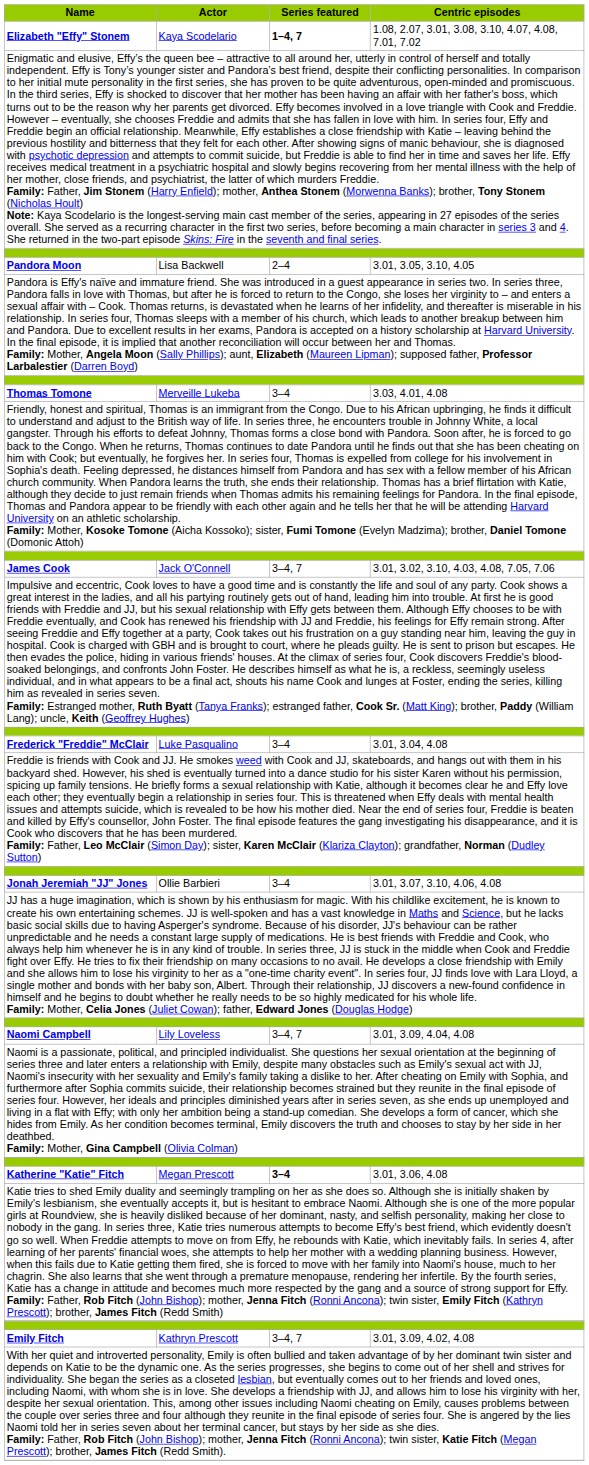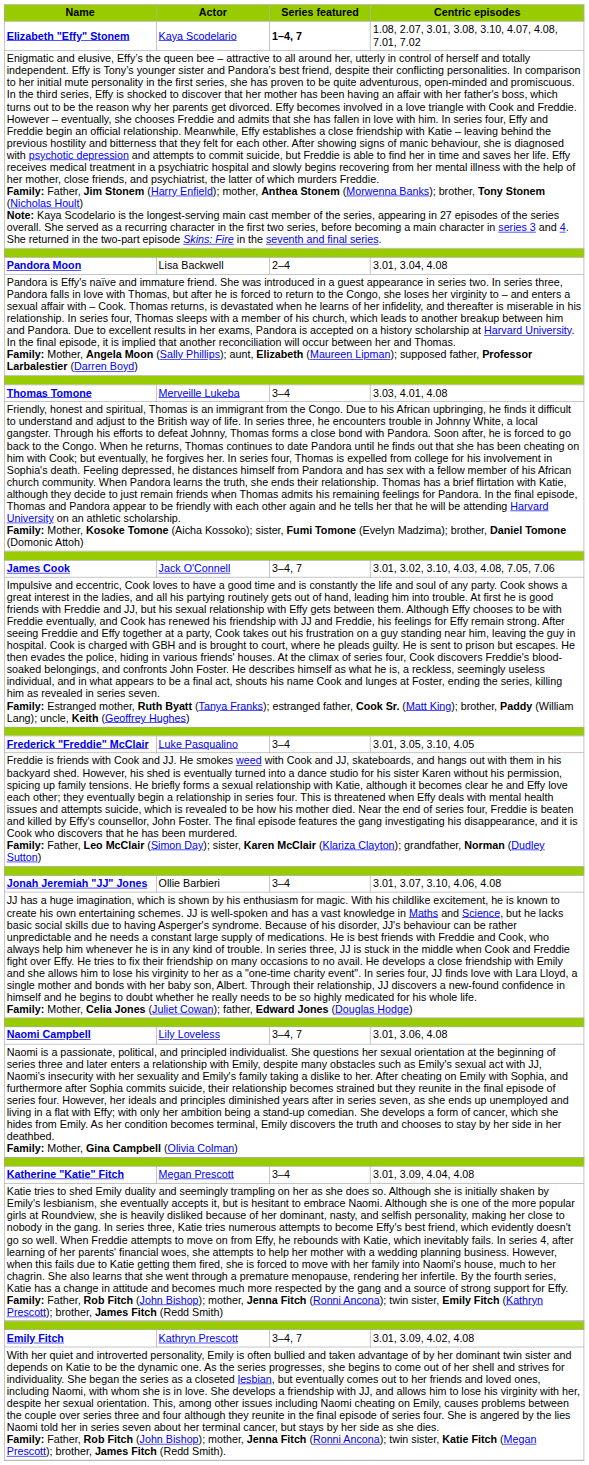(424, 265) 3.01, 3.05, 3.10, 4.05 -> (410, 265) 3.01, 3.04, 4.08
(410, 744) 3.01, 3.04, 4.08 -> (424, 744) 3.01, 3.05, 3.10, 4.05
(424, 1035) 3.01, 3.09, 4.04, 4.08 -> (410, 1035) 3.01, 3.06, 4.08
(281, 1174) bold -> (281, 1174) normal
(410, 1174) 3.01, 3.06, 4.08 -> (424, 1174) 3.01, 3.09, 4.04, 4.08
